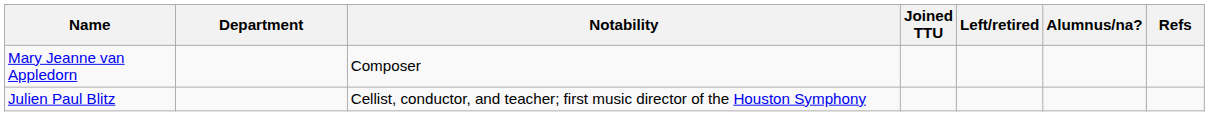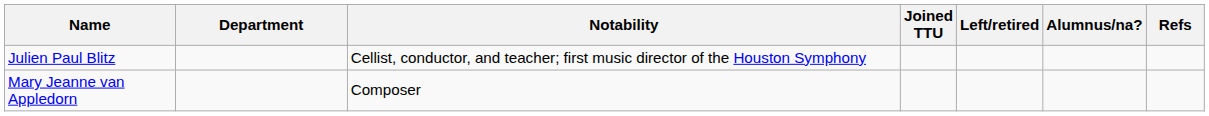rows swapped: (62, 98) <-> (66, 66)
